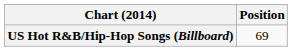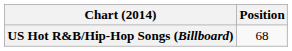(262, 35) 69 -> (262, 35) 68
